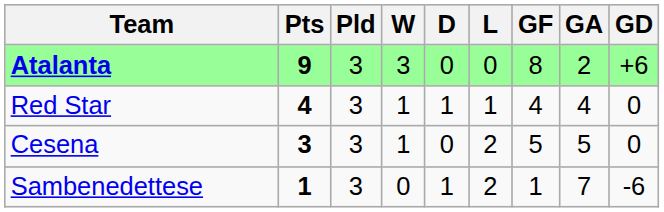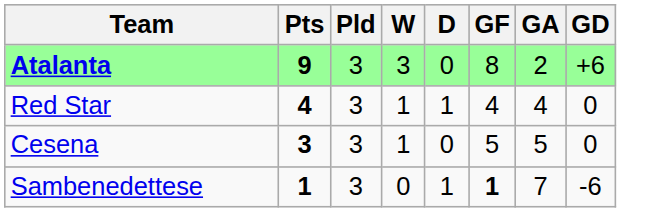- column: (490, 24)
(536, 186) normal -> (492, 186) bold
